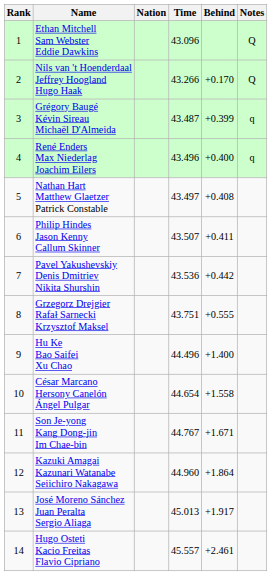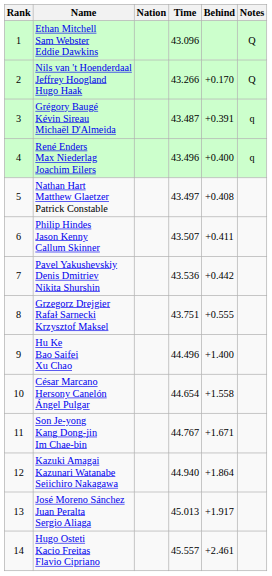(219, 118) +0.399 -> (219, 118) +0.391
(185, 472) 44.960 -> (185, 472) 44.940
